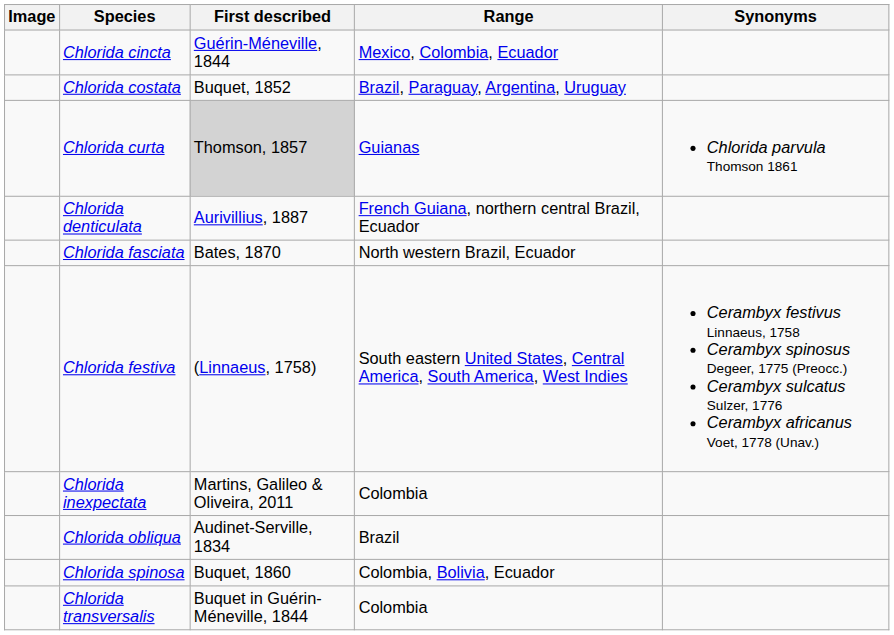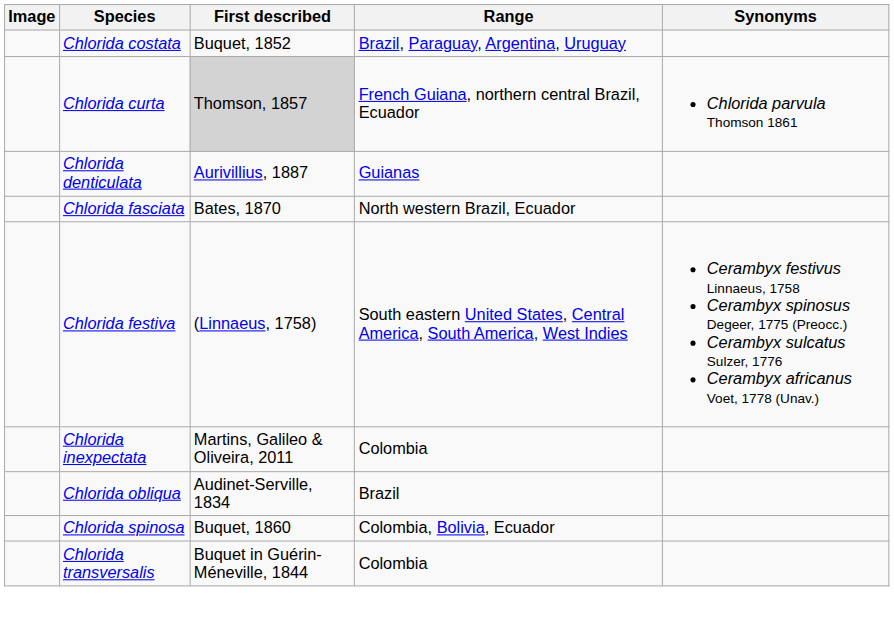- row: (117, 52)
(389, 148) Guianas -> (499, 103) French Guiana, northern central Brazil, Ecuador
(499, 217) French Guiana, northern central Brazil, Ecuador -> (389, 173) Guianas
